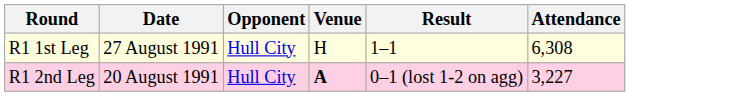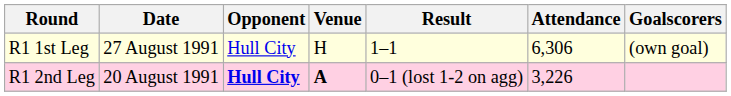+ column: (676, 18)
(552, 47) 6,308 -> (552, 47) 6,306
(261, 76) normal -> (263, 76) bold
(552, 76) 3,227 -> (552, 76) 3,226
